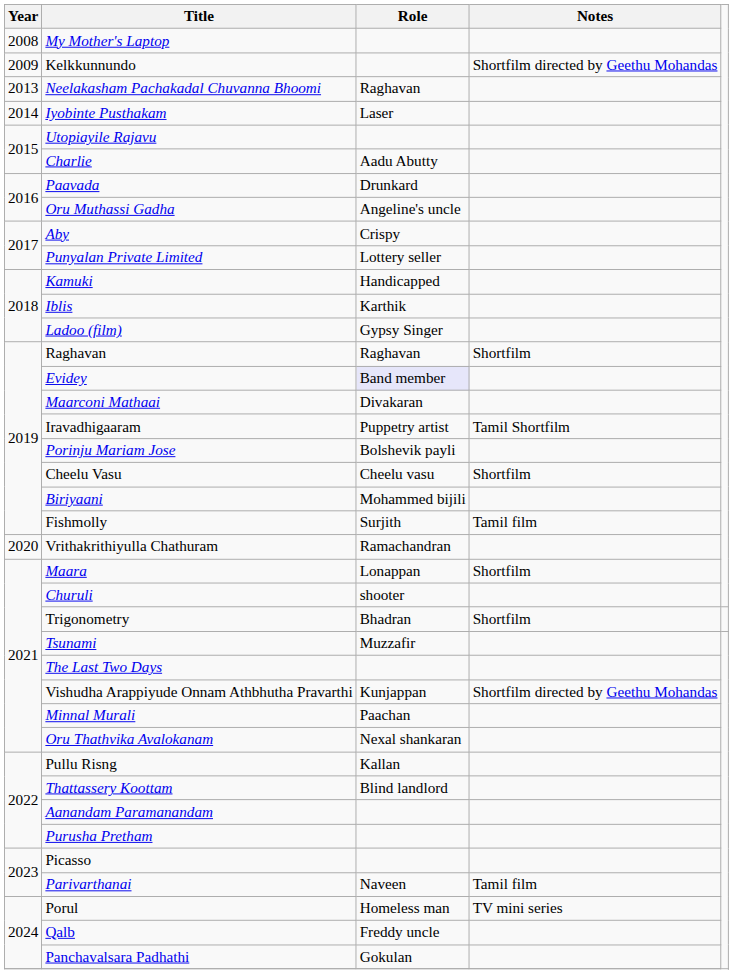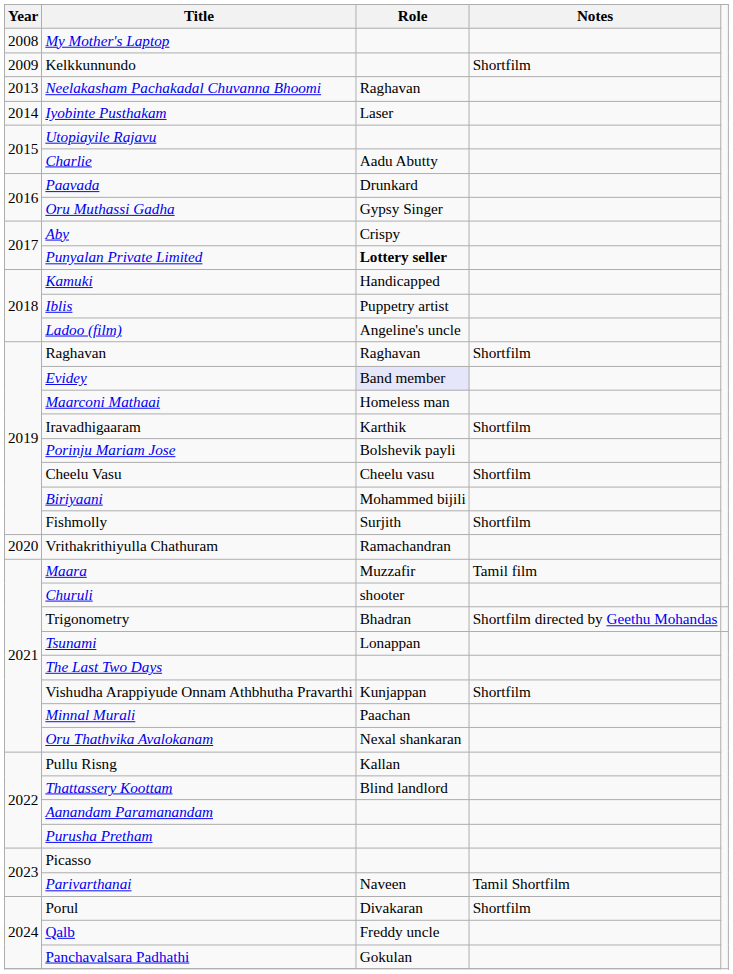(595, 64) Shortfilm directed by Geethu Mohandas -> (502, 64) Shortfilm
(410, 209) Angeline's uncle -> (401, 209) Gypsy Singer
(400, 257) normal -> (403, 257) bold
(383, 305) Karthik -> (404, 305) Puppetry artist
(401, 329) Gypsy Singer -> (410, 329) Angeline's uncle
(391, 402) Divakaran -> (405, 402) Homeless man
(404, 426) Puppetry artist -> (383, 426) Karthik
(521, 426) Tamil Shortfilm -> (502, 426) Shortfilm
(505, 522) Tamil film -> (502, 522) Shortfilm
(390, 570) Lonappan -> (388, 570) Muzzafir
(502, 570) Shortfilm -> (505, 570) Tamil film
(502, 619) Shortfilm -> (595, 619) Shortfilm directed by Geethu Mohandas
(388, 643) Muzzafir -> (390, 643) Lonappan
(595, 691) Shortfilm directed by Geethu Mohandas -> (502, 691) Shortfilm
(505, 884) Tamil film -> (521, 884) Tamil Shortfilm
(405, 908) Homeless man -> (391, 908) Divakaran
(518, 908) TV mini series -> (502, 908) Shortfilm
